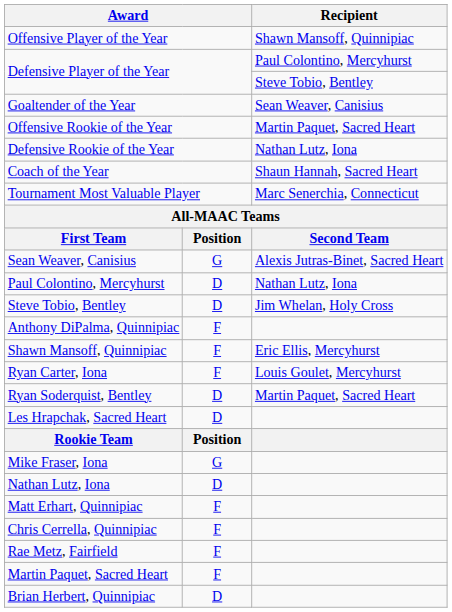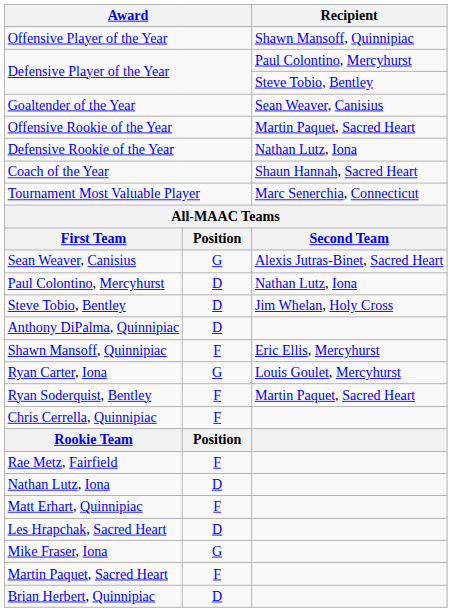(217, 328) F -> (217, 328) D
(217, 372) F -> (217, 372) G
(217, 395) D -> (217, 395) F
rows swapped: (82, 529) <-> (87, 417)
rows swapped: (58, 462) <-> (63, 551)
